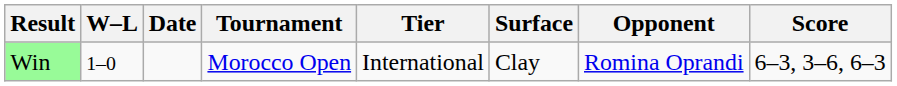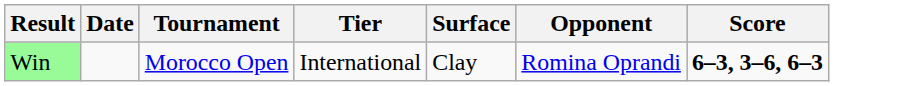- column: (112, 23)
(820, 61) normal -> (757, 61) bold
